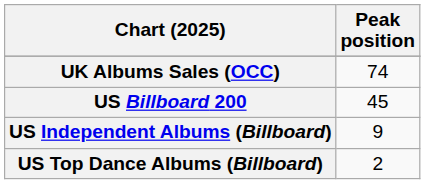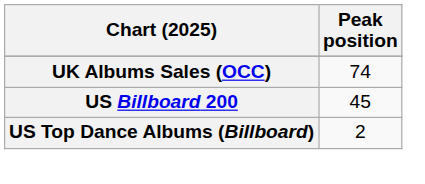- row: (170, 132)
